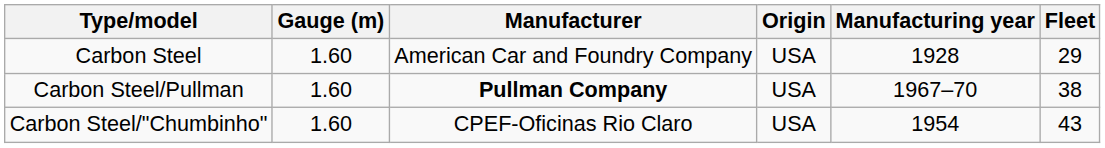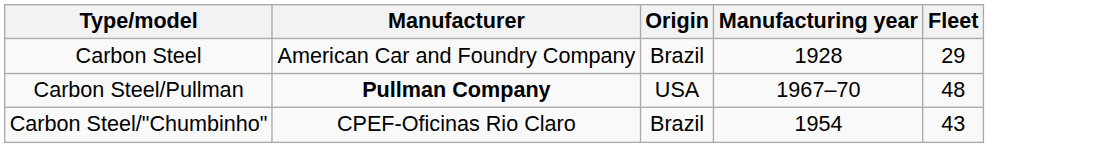- column: (331, 21)
(794, 55) USA -> (677, 55) Brazil
(1070, 90) 38 -> (953, 90) 48
(794, 124) USA -> (677, 124) Brazil
